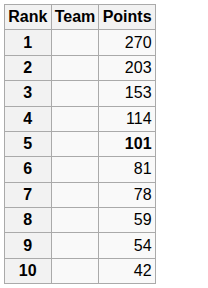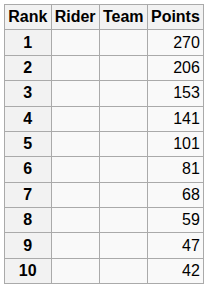+ column: (75, 17)
(138, 67) 203 -> (186, 67) 206
(139, 118) 114 -> (186, 118) 141
(138, 144) bold -> (186, 144) normal
(143, 194) 78 -> (191, 194) 68
(143, 245) 54 -> (191, 245) 47
